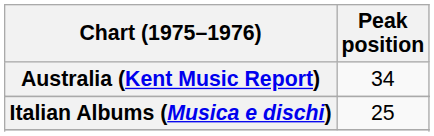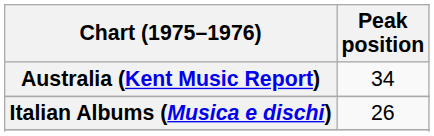(383, 112) 25 -> (383, 112) 26
